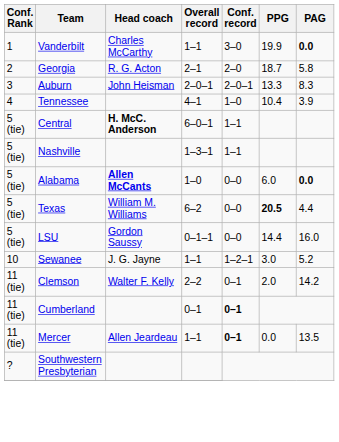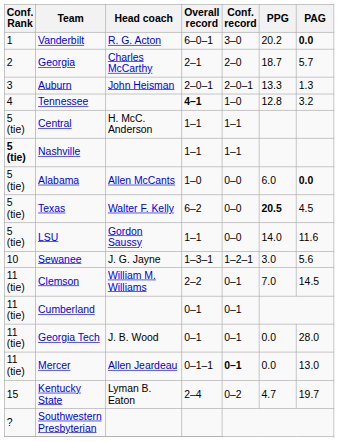(130, 46) Charles McCarthy -> (134, 40) R. G. Acton
(193, 46) 1–1 -> (199, 40) 6–0–1
(272, 46) 19.9 -> (272, 40) 20.2
(134, 69) R. G. Acton -> (130, 63) Charles McCarthy
(306, 69) 5.8 -> (306, 63) 5.7
(306, 85) 8.3 -> (306, 85) 1.3
(193, 102) normal -> (193, 102) bold
(272, 102) 10.4 -> (272, 102) 12.8
(306, 102) 3.9 -> (306, 102) 3.2
(132, 124) bold -> (130, 124) normal
(199, 124) 6–0–1 -> (193, 124) 1–1
(16, 152) normal -> (16, 152) bold
(199, 152) 1–3–1 -> (193, 152) 1–1
(130, 180) bold -> (141, 180) normal
(132, 209) William M. Williams -> (141, 209) Walter F. Kelly
(306, 209) 4.4 -> (306, 209) 4.5
(199, 237) 0–1–1 -> (193, 237) 1–1
(272, 237) 14.4 -> (272, 237) 14.0
(309, 237) 16.0 -> (309, 237) 11.6
(193, 259) 1–1 -> (199, 259) 1–3–1
(306, 259) 5.2 -> (306, 259) 5.6
(141, 281) Walter F. Kelly -> (132, 281) William M. Williams
(269, 281) 2.0 -> (269, 281) 7.0
(309, 281) 14.2 -> (309, 281) 14.5
(233, 310) bold -> (233, 310) normal
+ row: (69, 338)
(193, 338) 1–1 -> (199, 366) 0–1–1
(309, 338) 13.5 -> (309, 366) 13.0
+ row: (59, 394)
